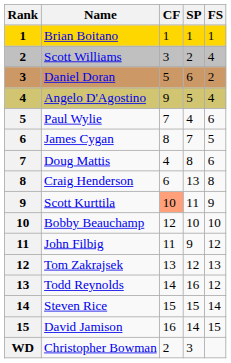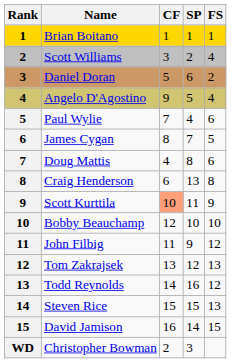(214, 306) 14 -> (214, 306) 13
